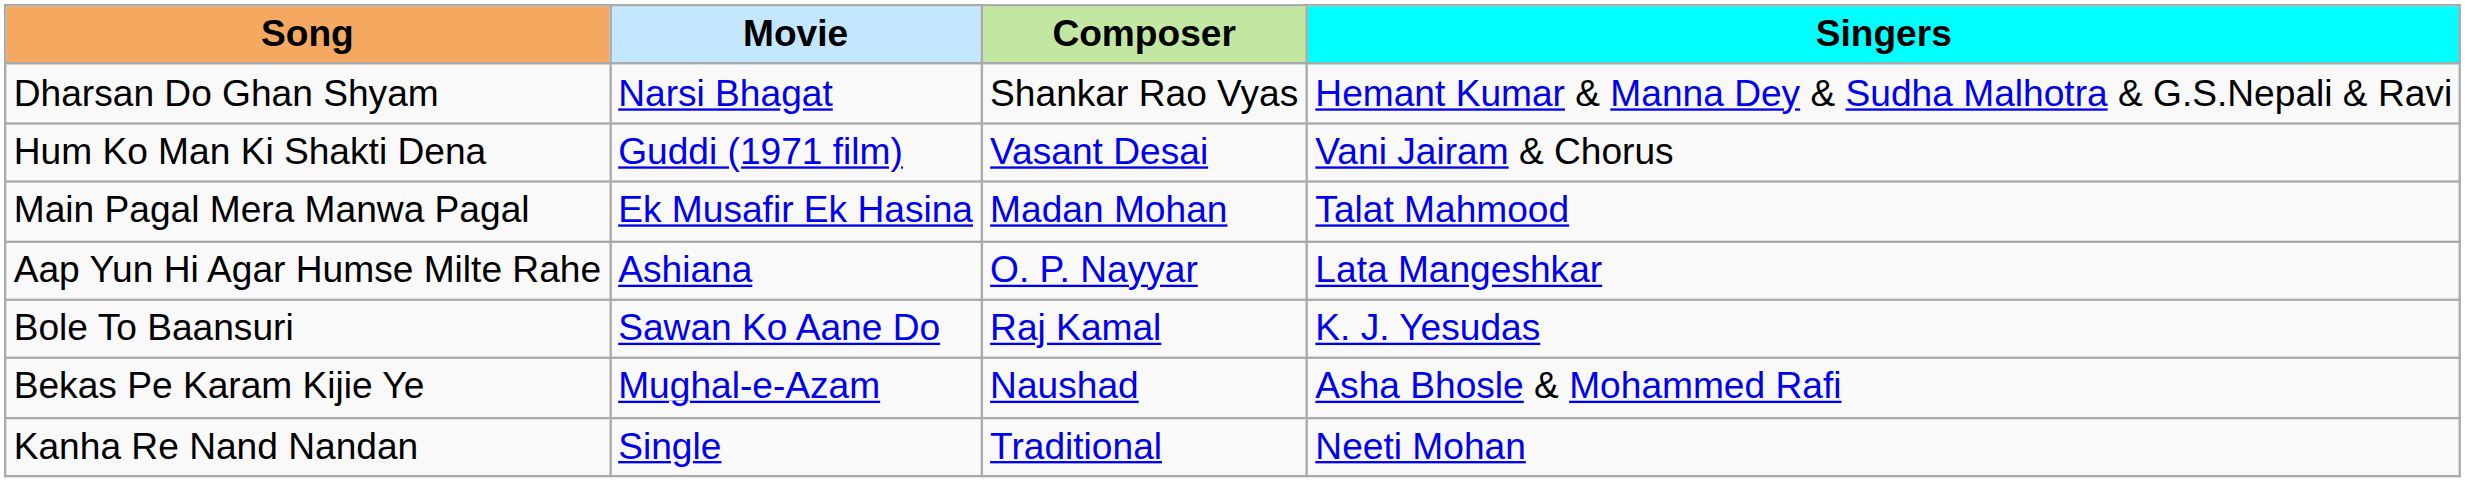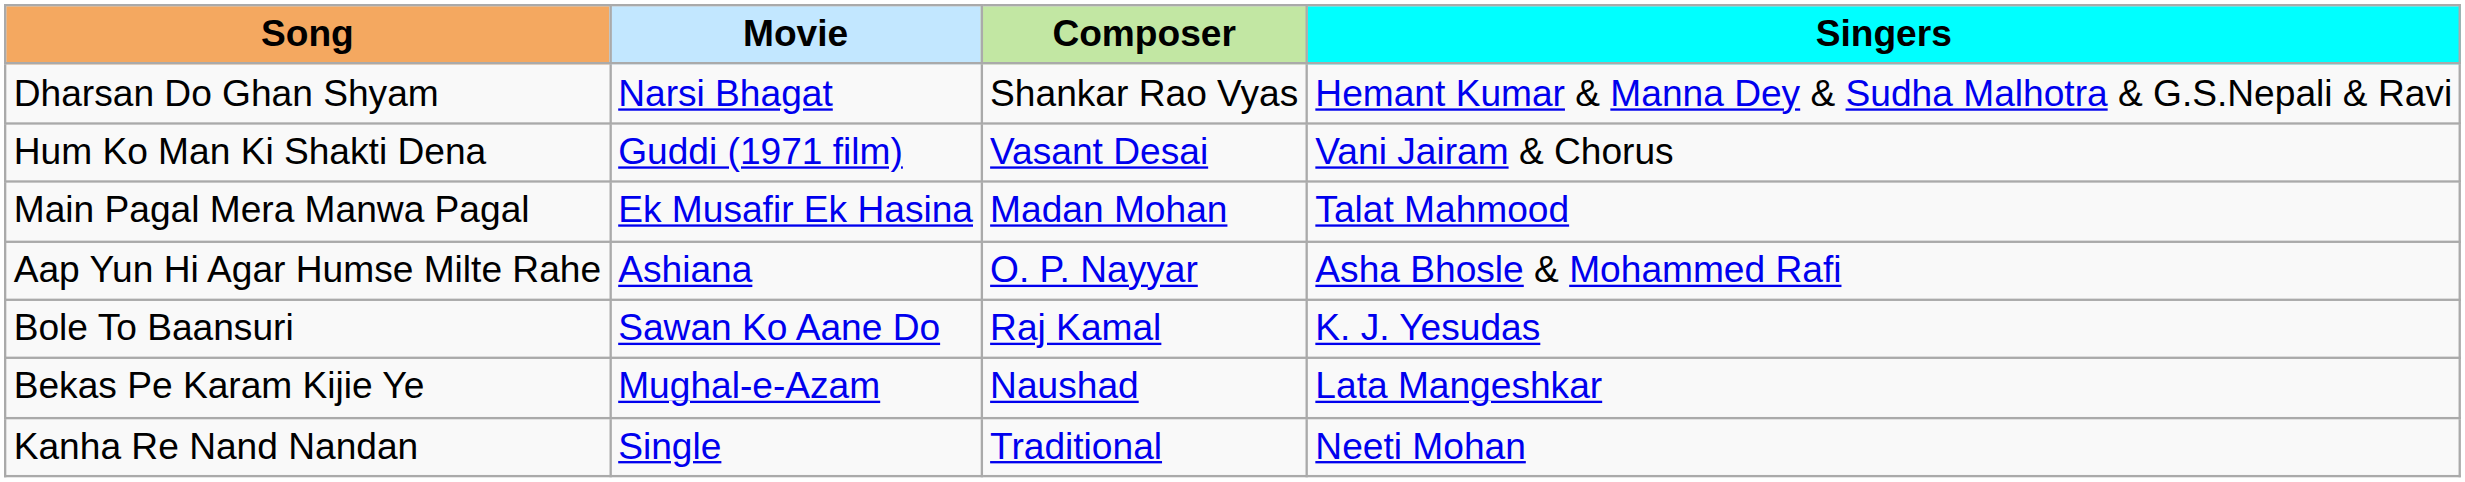(1459, 269) Lata Mangeshkar -> (1578, 269) Asha Bhosle & Mohammed Rafi
(1578, 387) Asha Bhosle & Mohammed Rafi -> (1459, 387) Lata Mangeshkar
